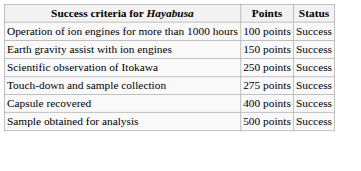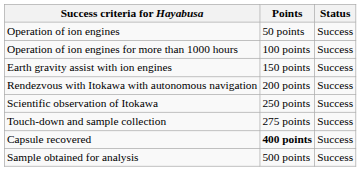+ row: (63, 31)
+ row: (132, 85)
(267, 103) normal -> (287, 139) bold
